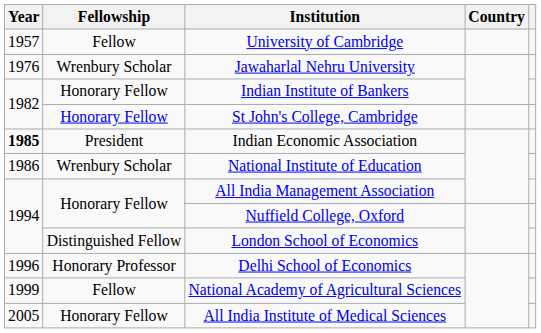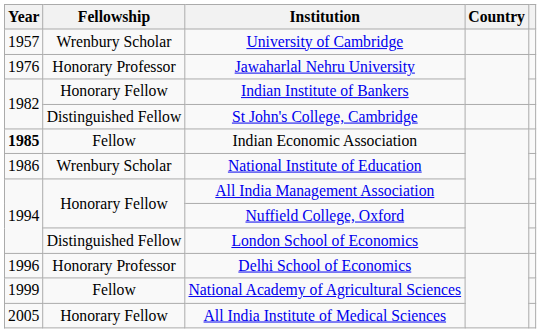(114, 41) Fellow -> (114, 41) Wrenbury Scholar
(114, 66) Wrenbury Scholar -> (114, 66) Honorary Professor
(114, 116) Honorary Fellow -> (114, 116) Distinguished Fellow
(114, 141) President -> (114, 141) Fellow
